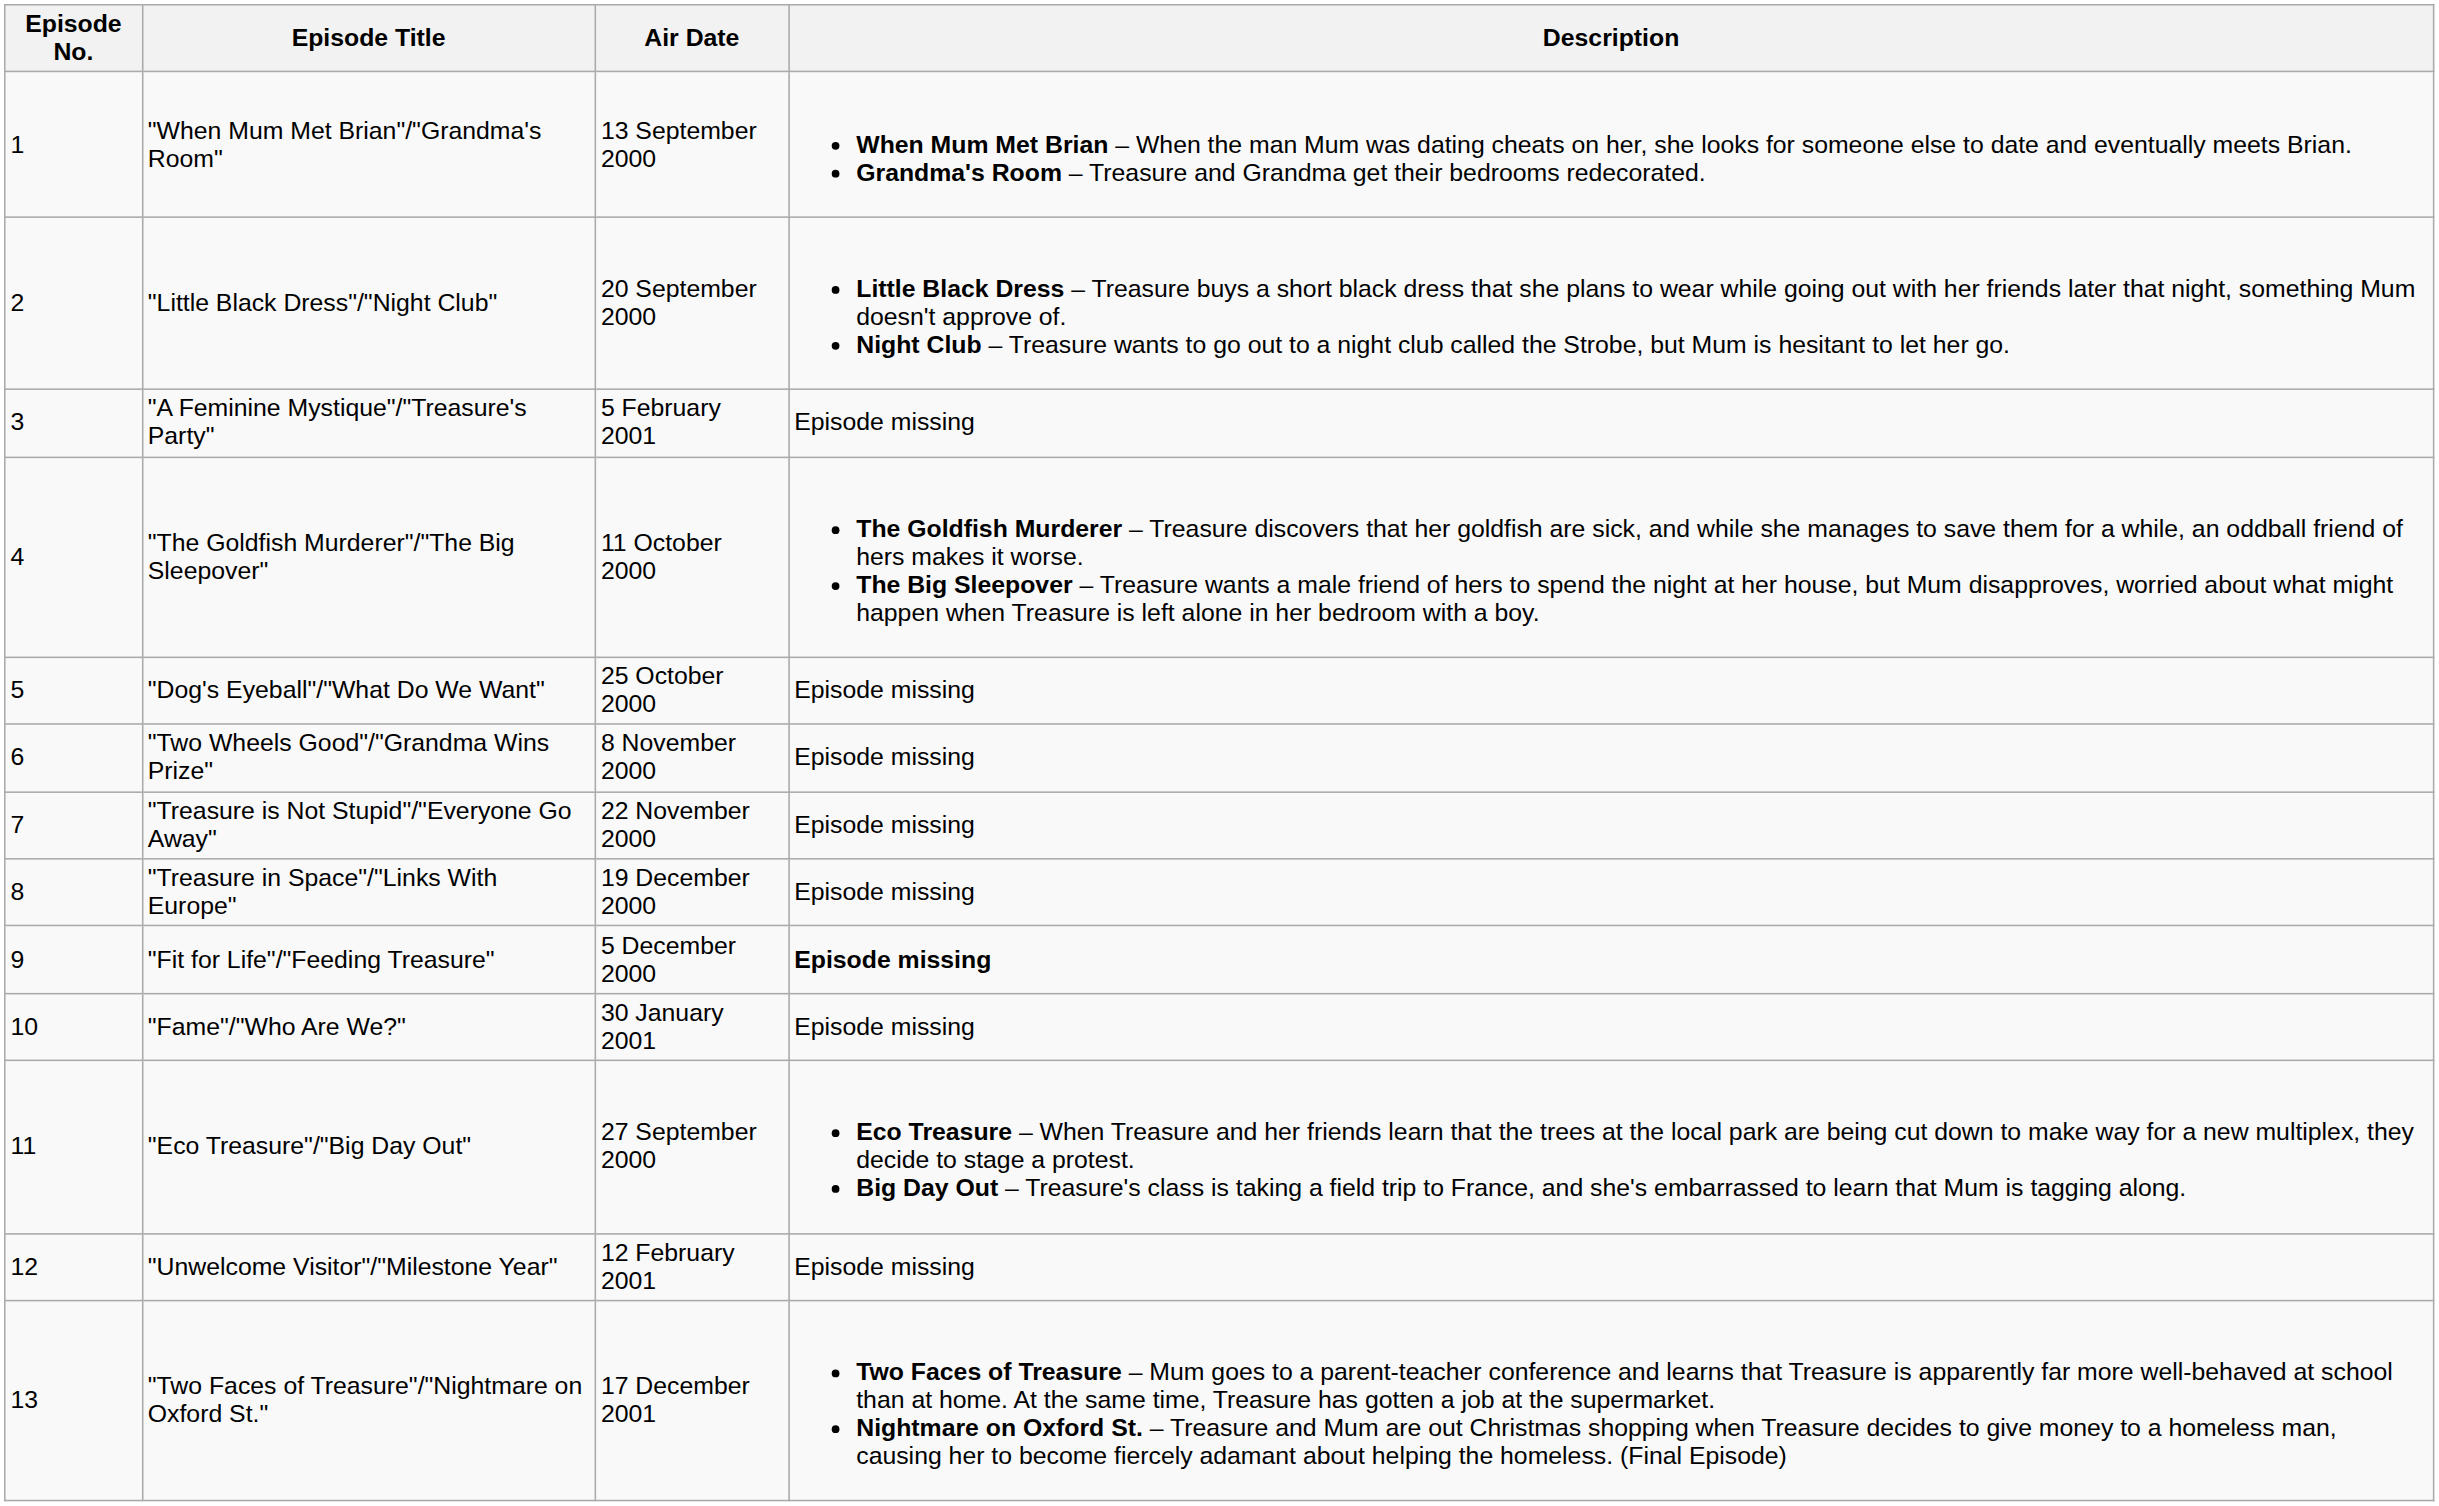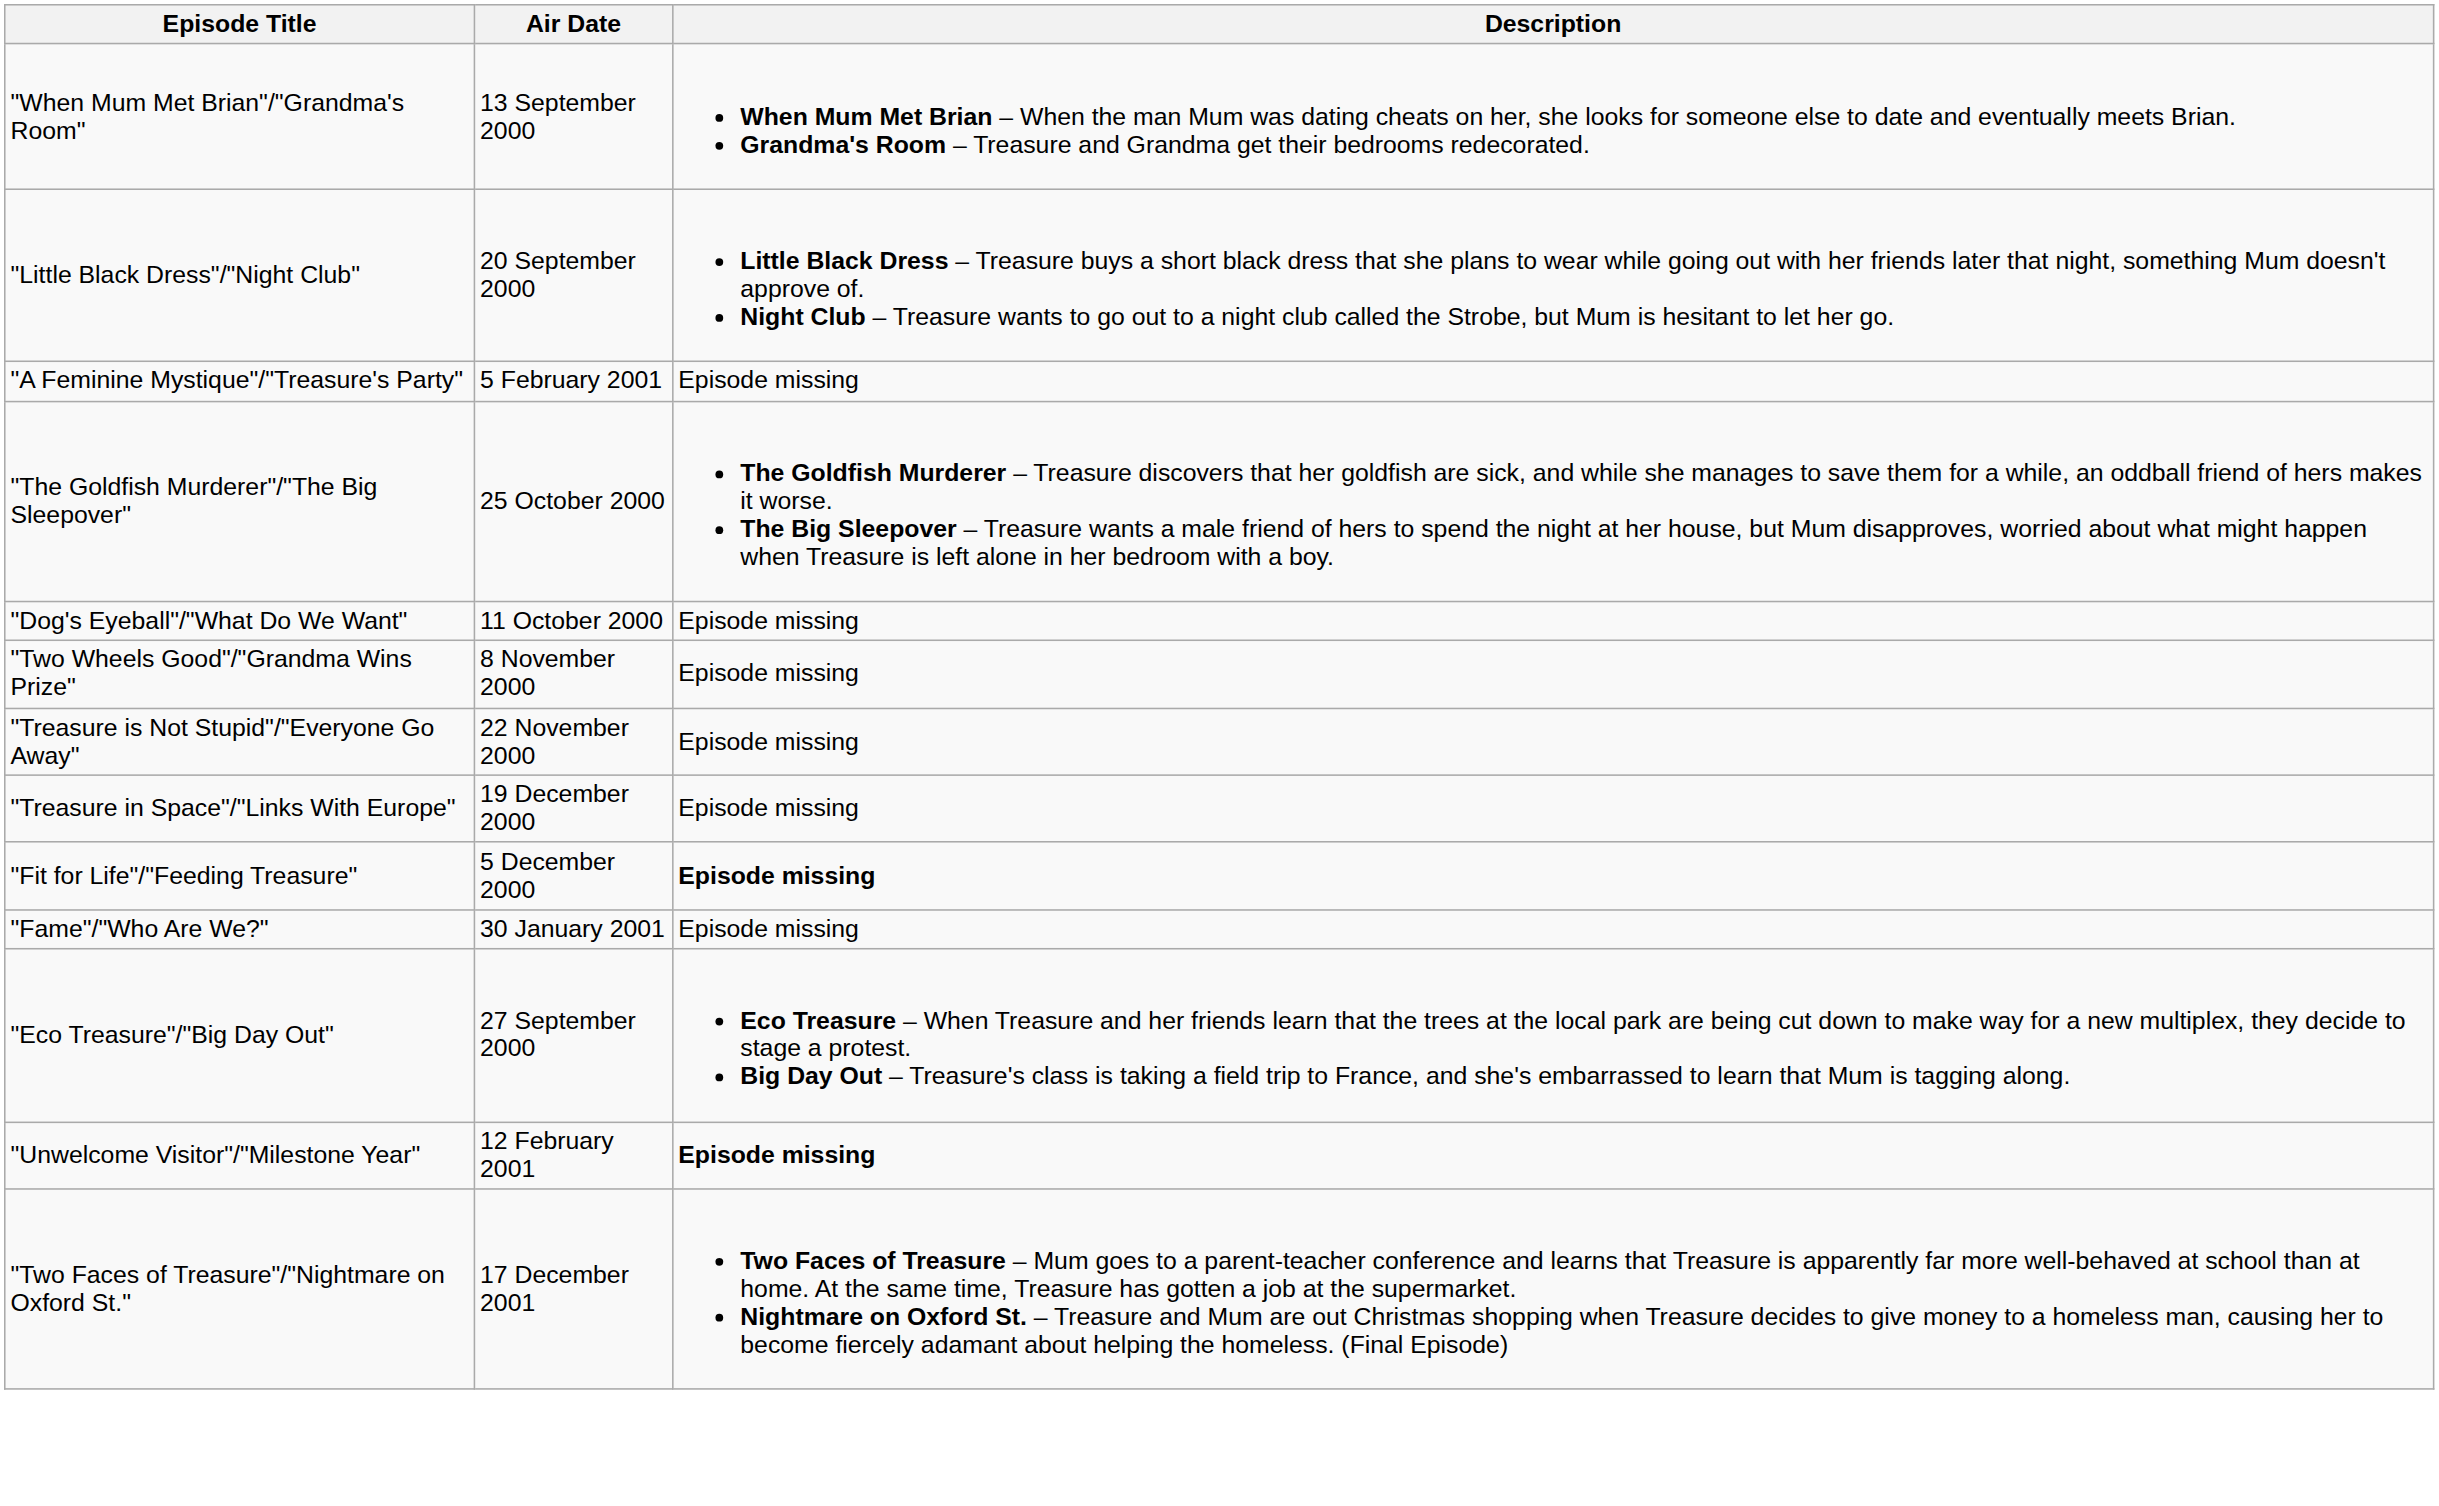- column: (73, 38)
(661, 556) 11 October 2000 -> (572, 500) 25 October 2000
(662, 690) 25 October 2000 -> (572, 620) 11 October 2000
(885, 1266) normal -> (777, 1154) bold
